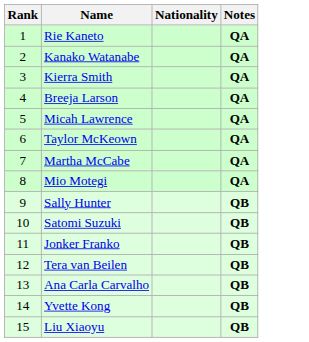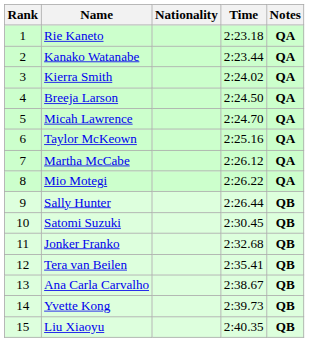+ column: (244, 14)
